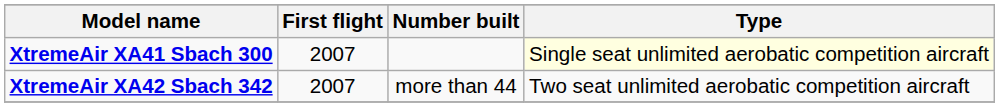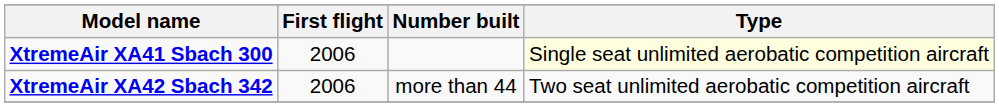(333, 54) 2007 -> (333, 54) 2006
(333, 86) 2007 -> (333, 86) 2006
